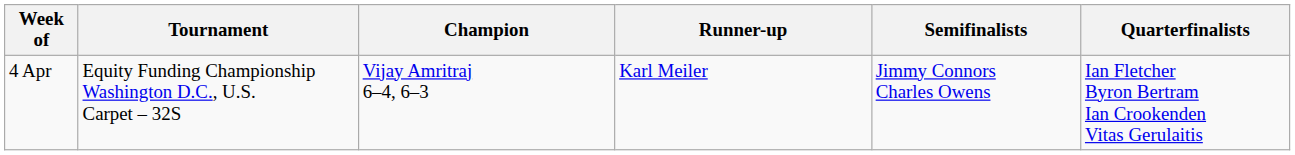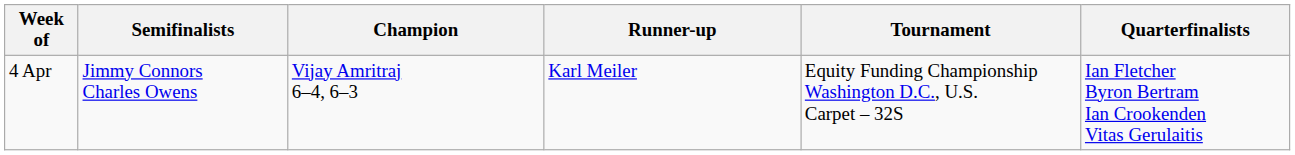columns swapped: (218, 30) <-> (976, 30)
